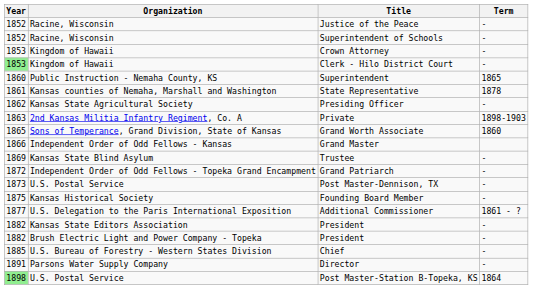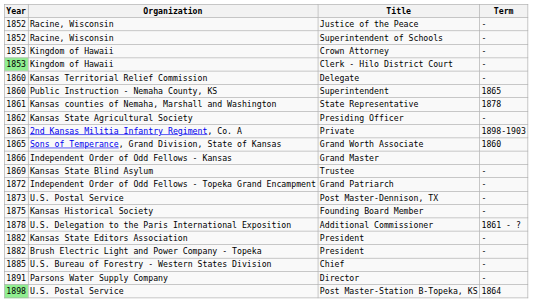+ row: (119, 78)
(16, 211) 1877 -> (16, 225) 1878
